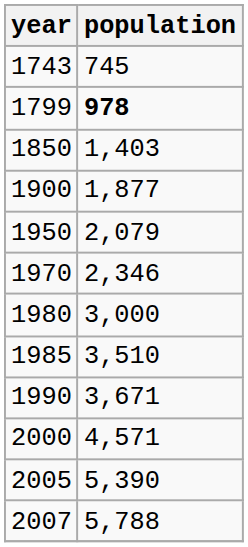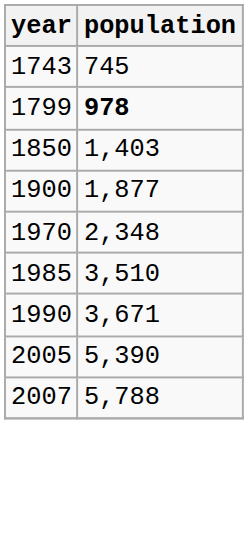- row: (41, 232)
(122, 274) 2,346 -> (122, 232) 2,348
- row: (41, 315)
- row: (41, 439)
